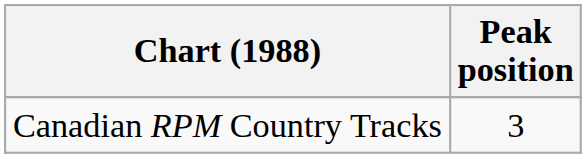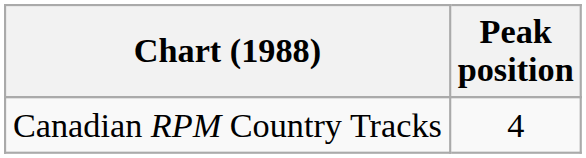(516, 124) 3 -> (516, 124) 4
